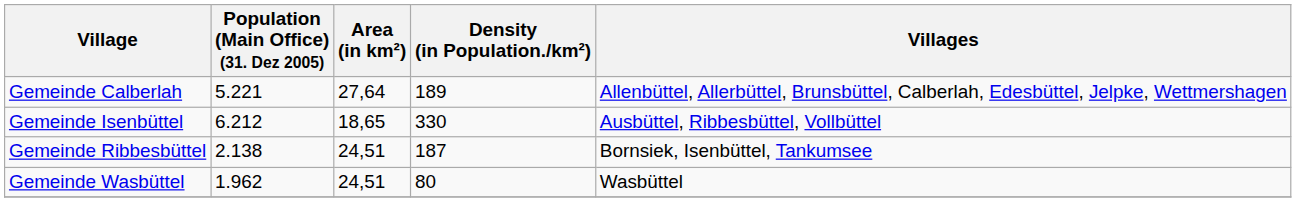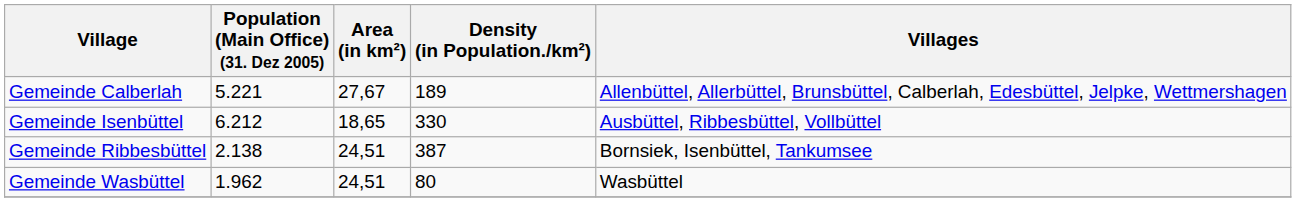(362, 91) 27,64 -> (362, 91) 27,67
(431, 151) 187 -> (431, 151) 387
